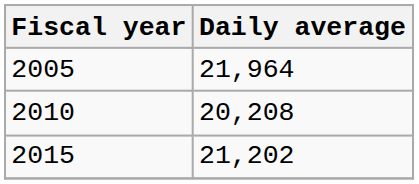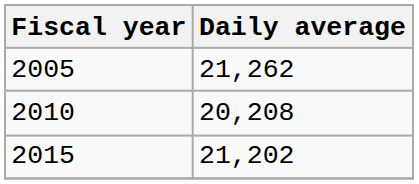(247, 70) 21,964 -> (247, 70) 21,262
